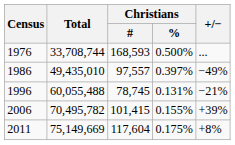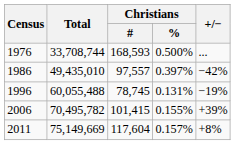(213, 71) −49% -> (213, 71) −42%
(213, 91) −21% -> (213, 91) −19%
(174, 129) 0.175% -> (174, 129) 0.157%
